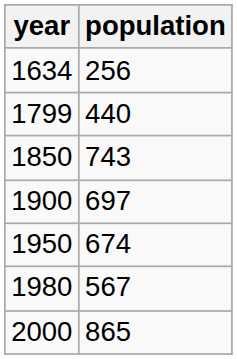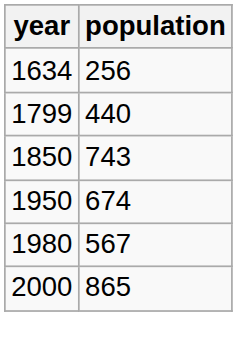- row: (42, 200)
